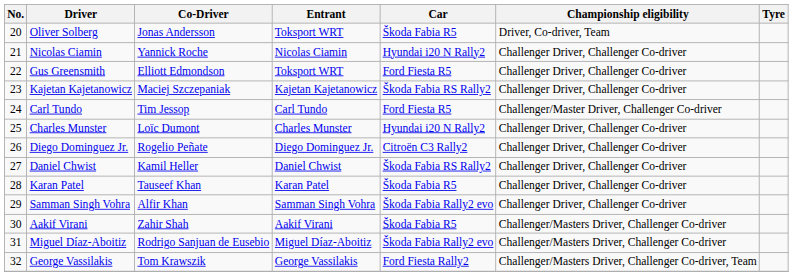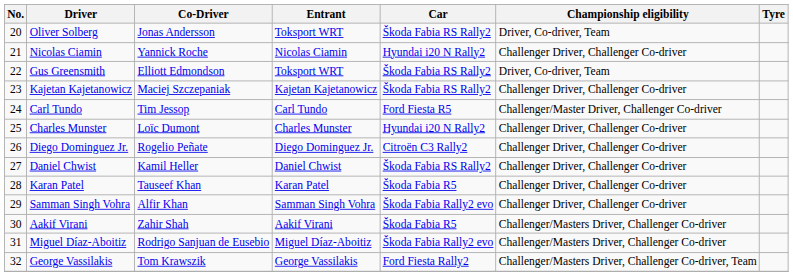(420, 32) Škoda Fabia R5 -> (437, 32) Škoda Fabia RS Rally2
(417, 70) Ford Fiesta R5 -> (437, 70) Škoda Fabia RS Rally2
(593, 70) Challenger Driver, Challenger Co-driver -> (554, 70) Driver, Co-driver, Team
